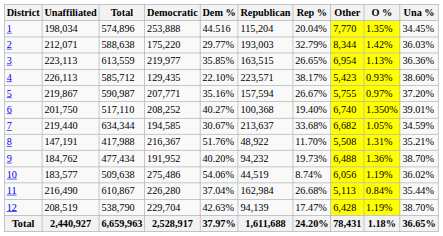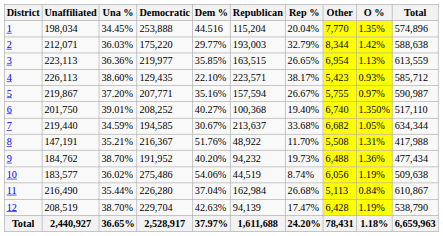columns swapped: (419, 12) <-> (122, 12)
